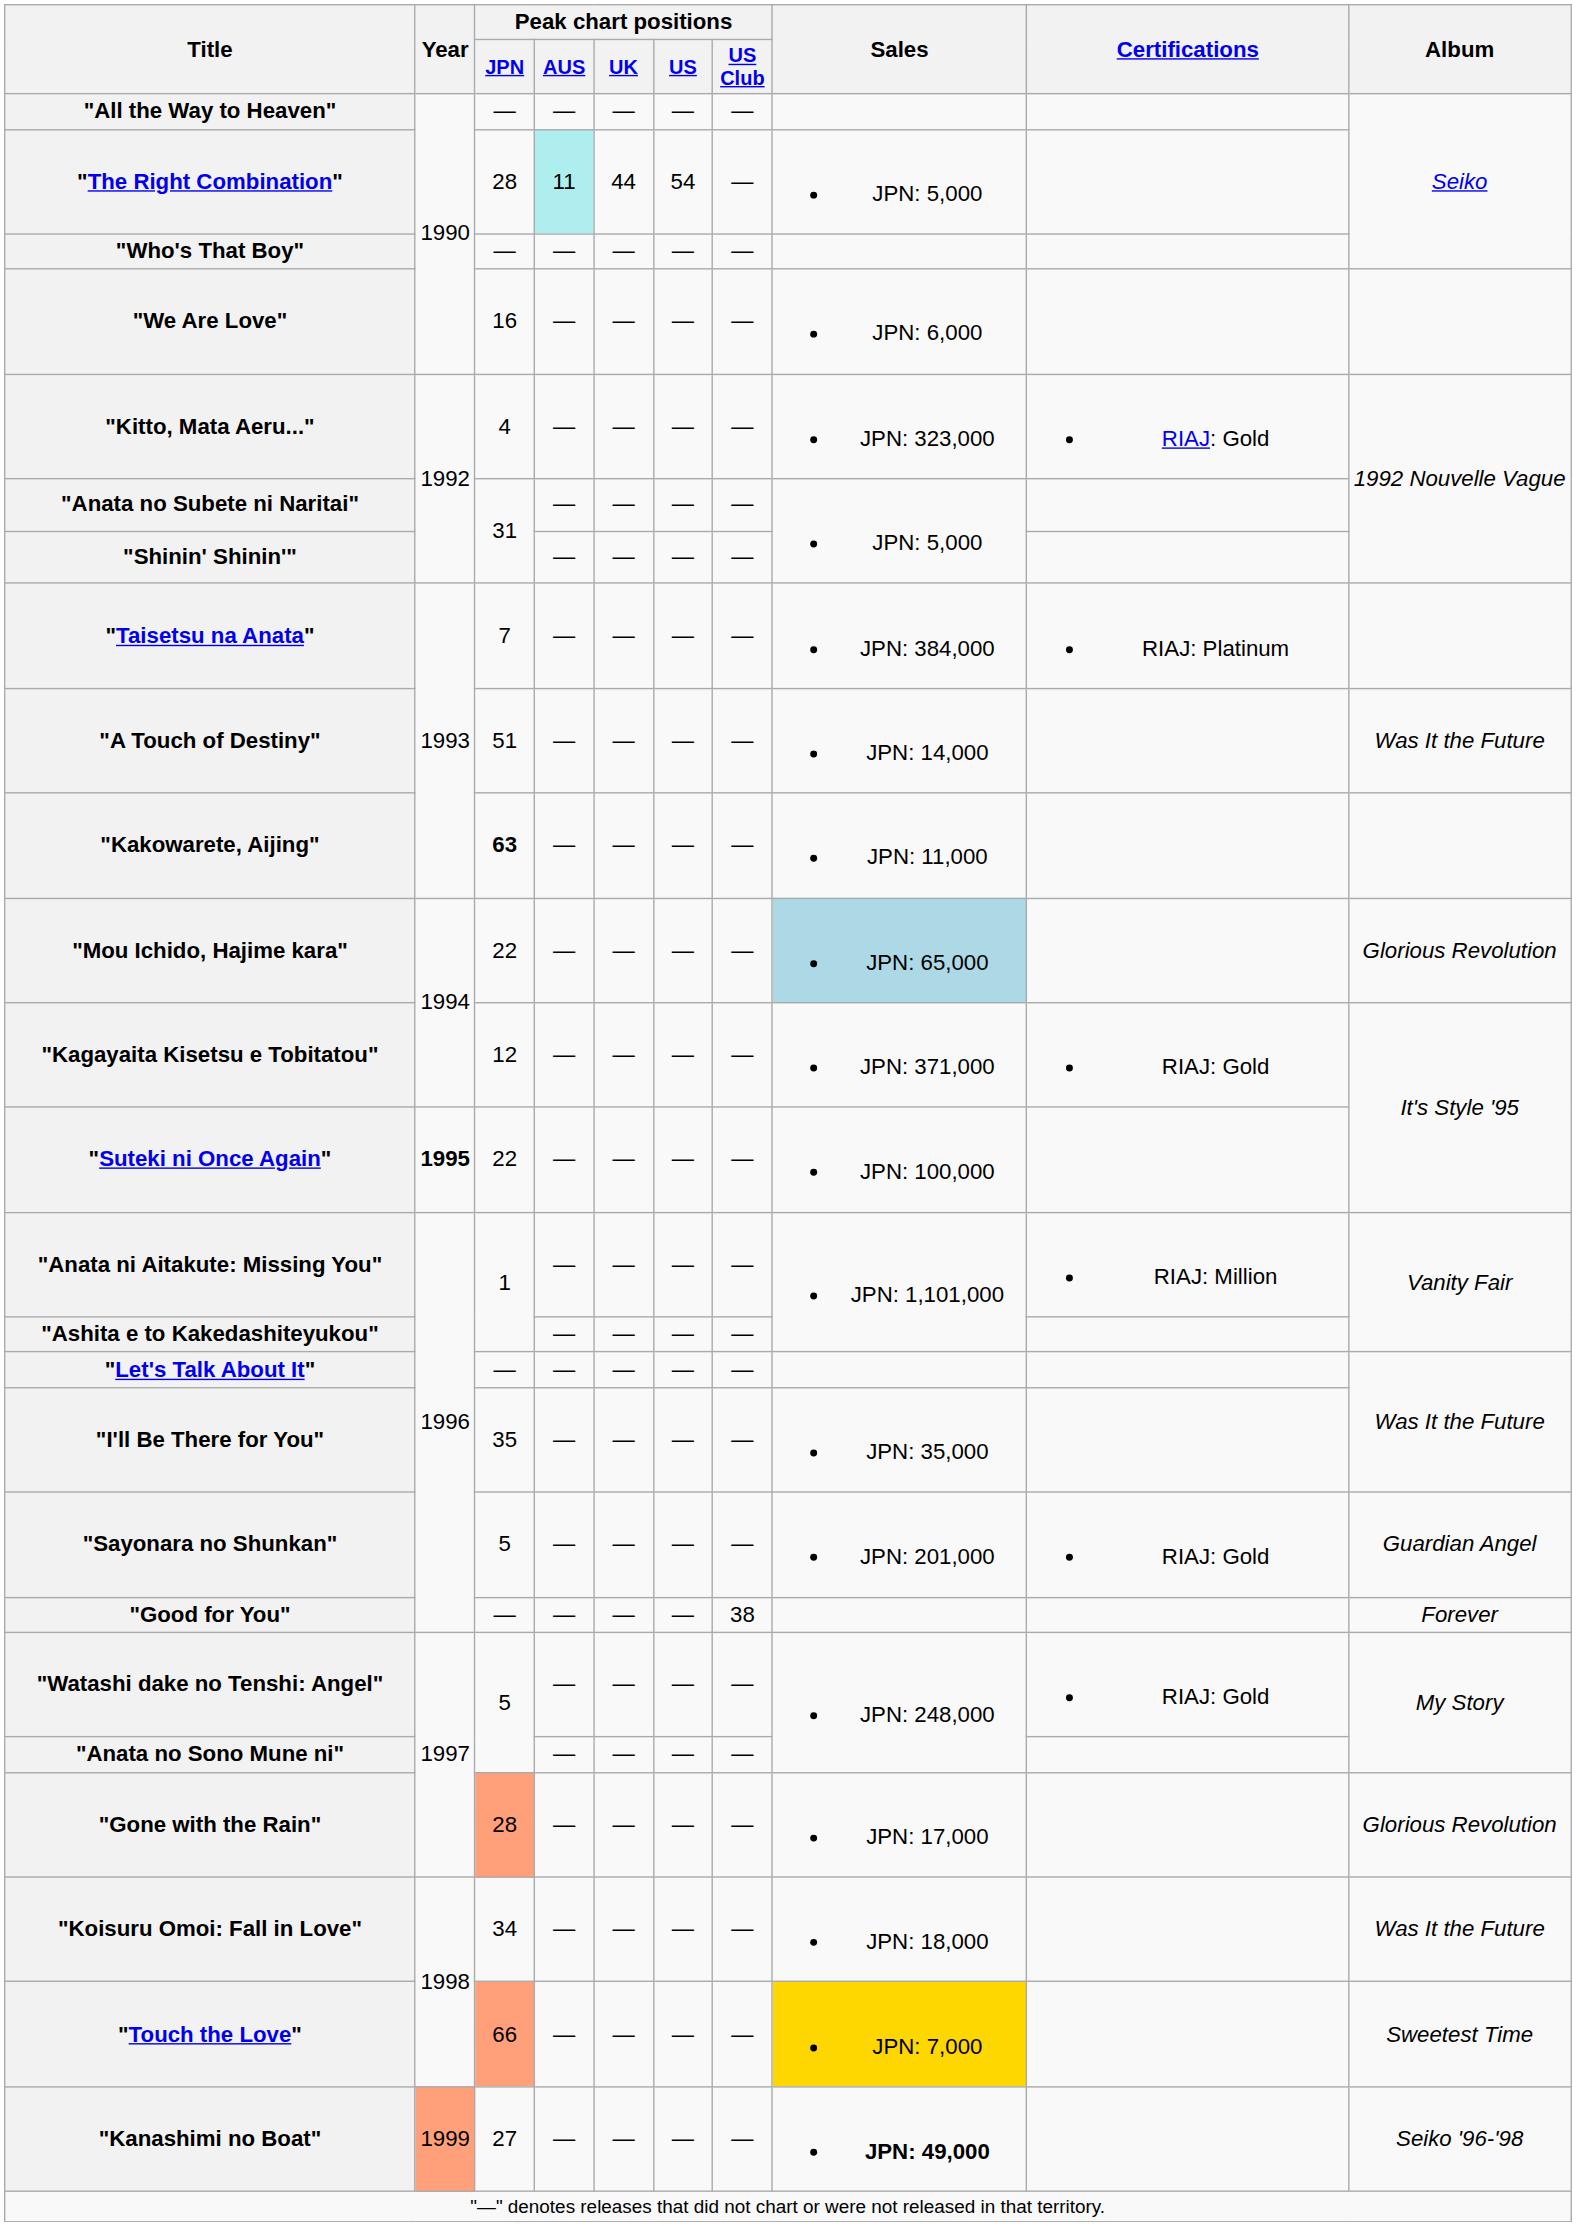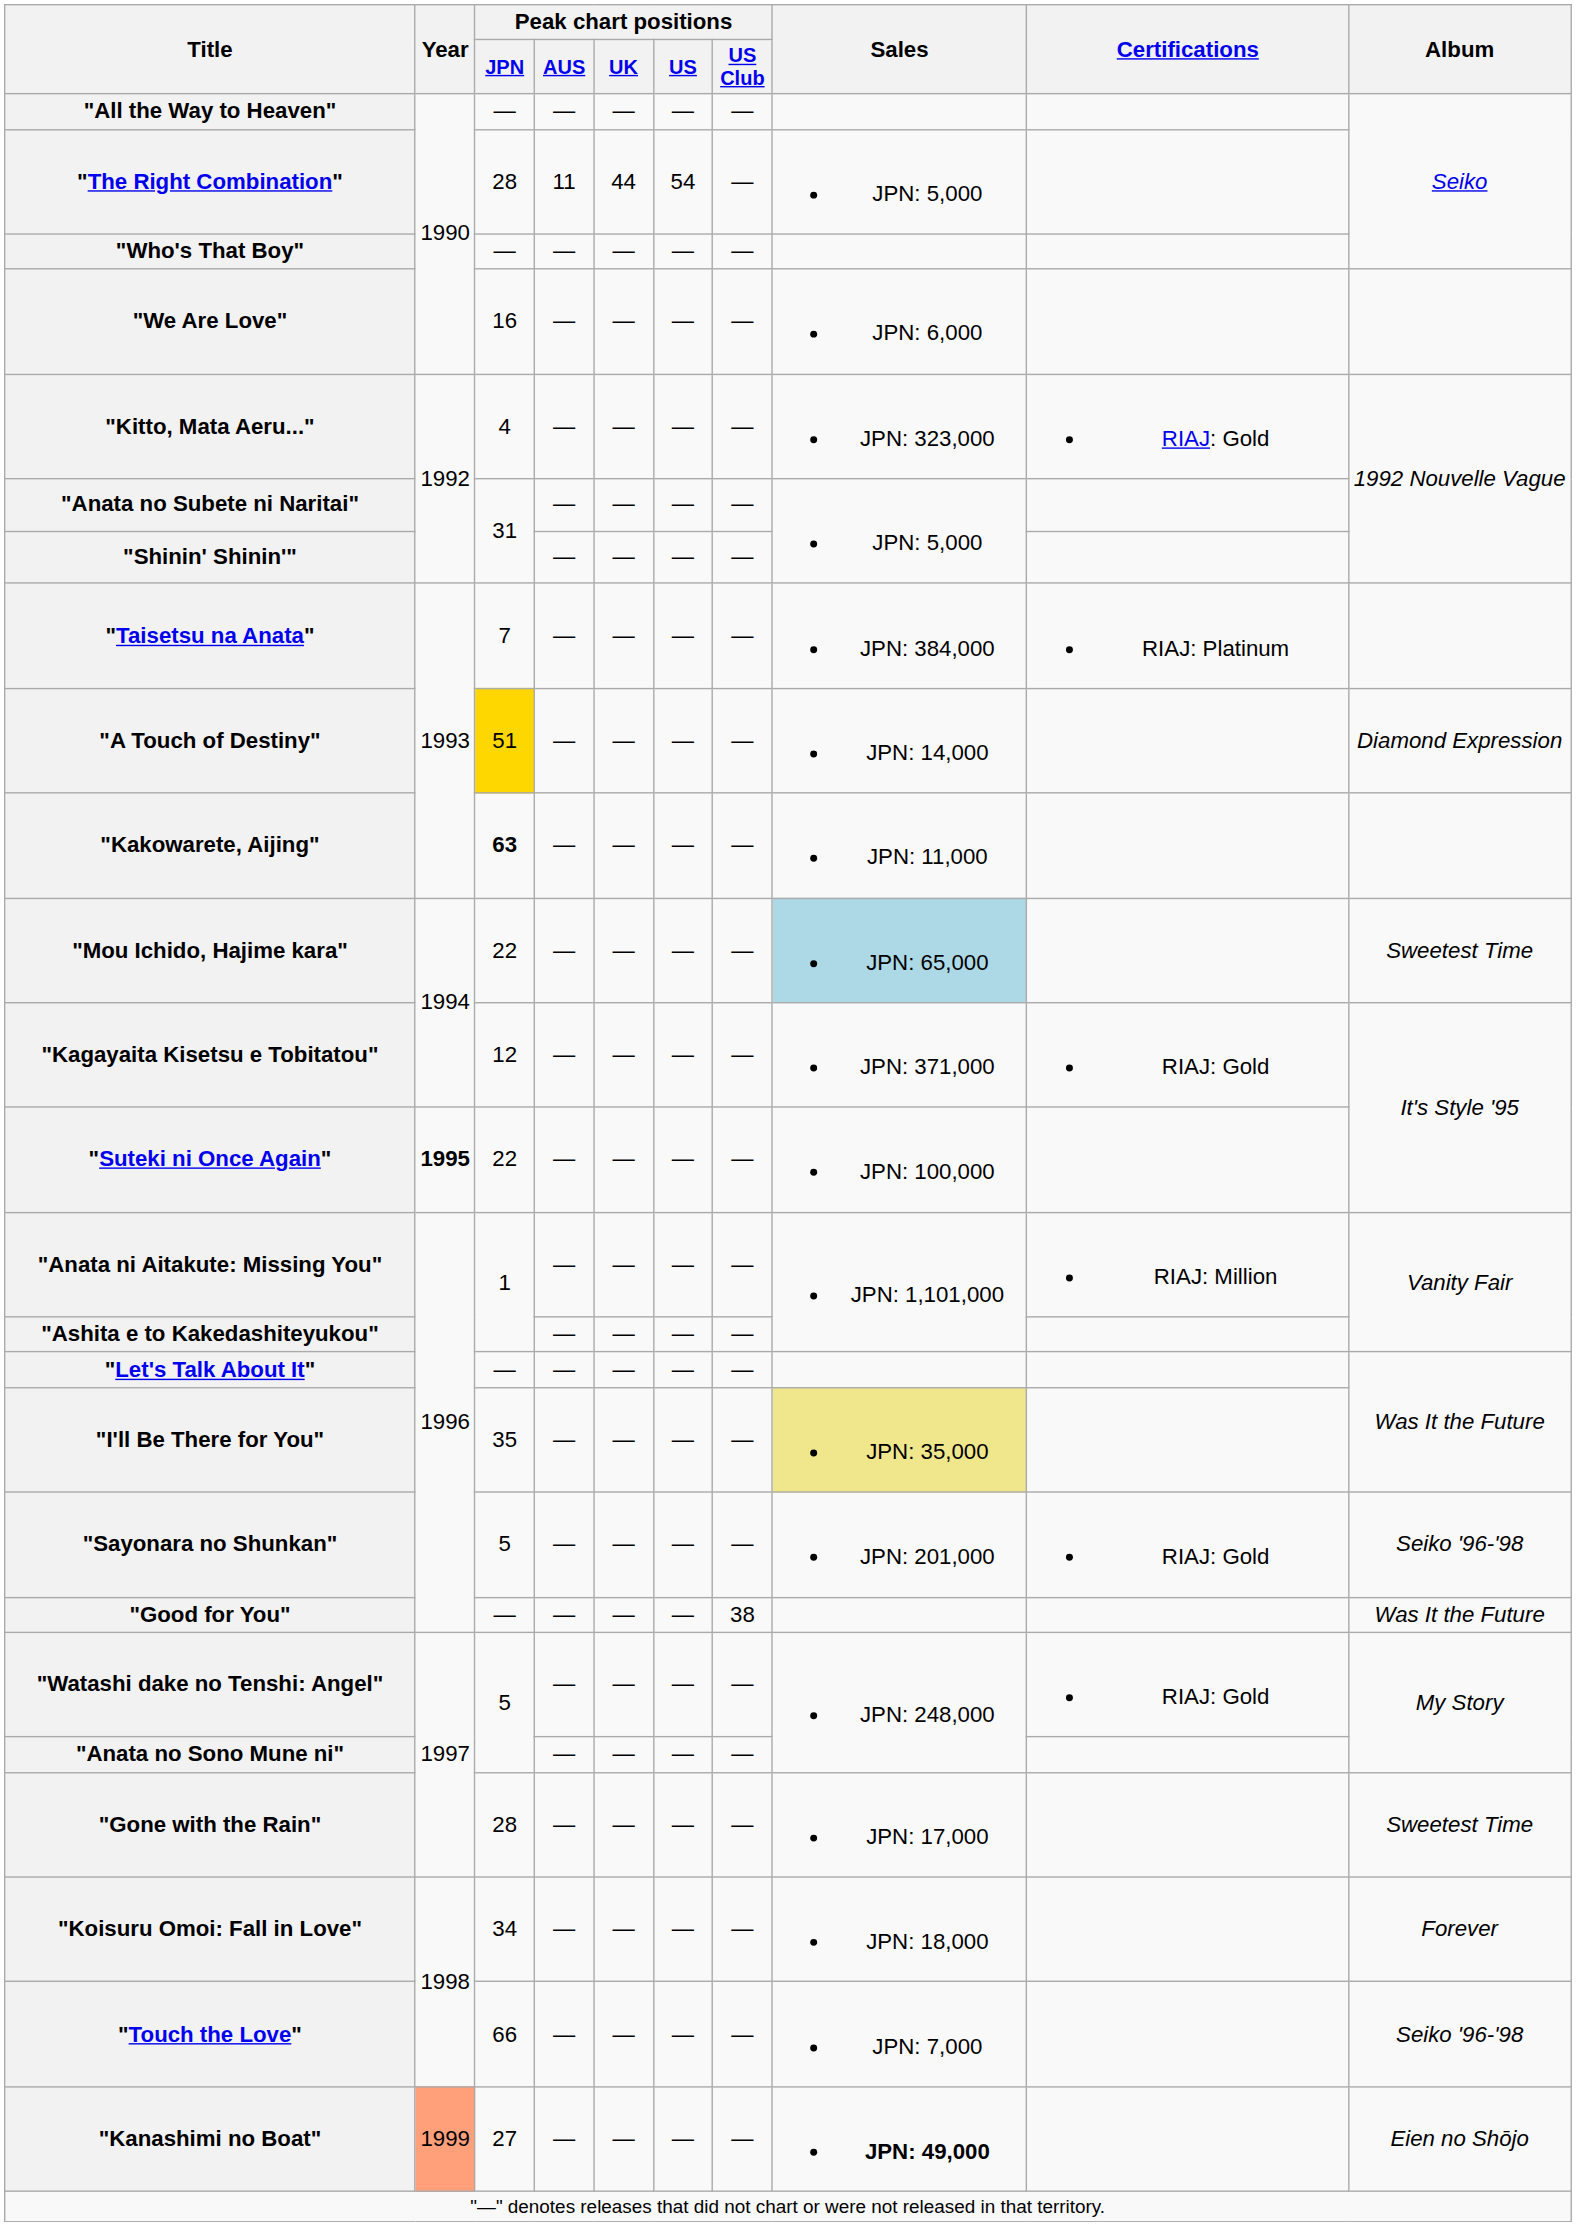(564, 181) paleturquoise background -> (564, 181) no background
(505, 740) no background -> (505, 740) gold background
(1460, 740) Was It the Future -> (1460, 740) Diamond Expression
(1460, 949) Glorious Revolution -> (1460, 949) Sweetest Time
(900, 1452) no background -> (900, 1452) khaki background
(1460, 1544) Guardian Angel -> (1460, 1544) Seiko '96-'98
(1460, 1614) Forever -> (1460, 1614) Was It the Future
(505, 1824) lightsalmon background -> (505, 1824) no background
(1460, 1824) Glorious Revolution -> (1460, 1824) Sweetest Time
(1460, 1929) Was It the Future -> (1460, 1929) Forever
(505, 2033) lightsalmon background -> (505, 2033) no background
(900, 2047) gold background -> (900, 2047) no background
(1460, 2033) Sweetest Time -> (1460, 2033) Seiko '96-'98
(1460, 2138) Seiko '96-'98 -> (1460, 2138) Eien no Shōjo
